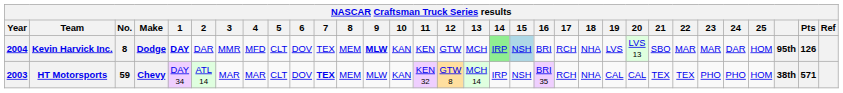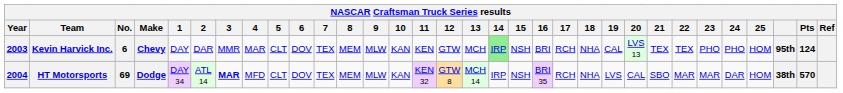(17, 48) 2004 -> (17, 48) 2003
(125, 48) 8 -> (125, 48) 6
(151, 48) Dodge -> (151, 48) Chevy
(180, 48) bold -> (180, 48) normal
(255, 48) MFD -> (255, 48) MAR
(377, 48) bold -> (376, 48) normal
(522, 48) lightblue background -> (521, 48) no background
(614, 48) LVS -> (613, 48) CAL
(661, 48) SBO -> (660, 48) TEX
(685, 48) MAR -> (684, 48) TEX
(711, 48) MAR -> (710, 48) PHO
(736, 48) DAR -> (735, 48) PHO
(808, 48) 126 -> (807, 48) 124
(17, 75) 2003 -> (17, 75) 2004
(125, 75) 59 -> (125, 75) 69
(151, 75) Chevy -> (151, 75) Dodge
(229, 75) normal -> (229, 75) bold
(255, 75) MAR -> (255, 75) MFD
(326, 75) bold -> (325, 75) normal
(614, 75) CAL -> (613, 75) LVS
(661, 75) TEX -> (660, 75) SBO
(685, 75) TEX -> (684, 75) MAR
(711, 75) PHO -> (710, 75) MAR
(736, 75) PHO -> (735, 75) DAR
(808, 75) 571 -> (807, 75) 570
